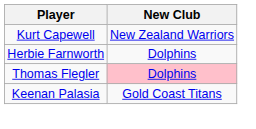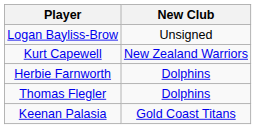+ row: (63, 35)
(172, 74) pink background -> (186, 94) no background
